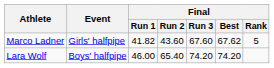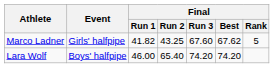(172, 41) 43.60 -> (172, 41) 43.25
